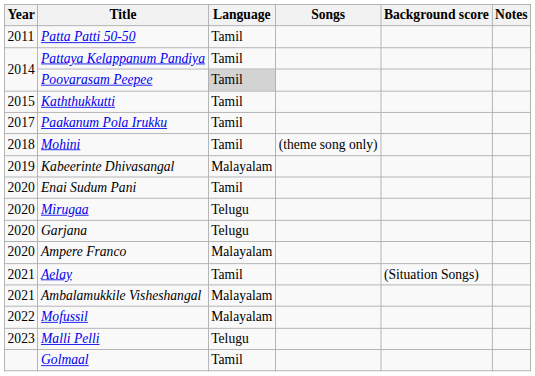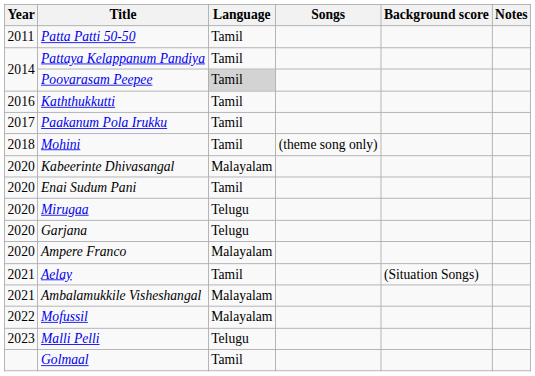(21, 101) 2015 -> (21, 101) 2016
(21, 166) 2019 -> (21, 166) 2020
